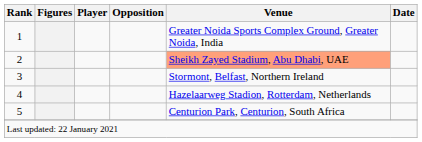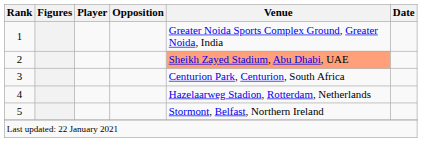(246, 77) Stormont, Belfast, Northern Ireland -> (257, 77) Centurion Park, Centurion, South Africa
(257, 111) Centurion Park, Centurion, South Africa -> (246, 111) Stormont, Belfast, Northern Ireland
